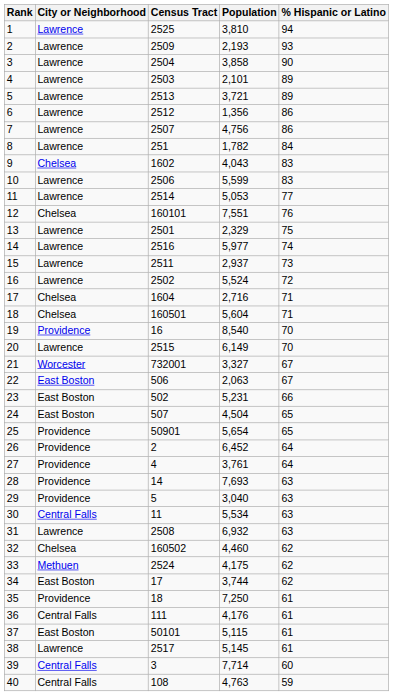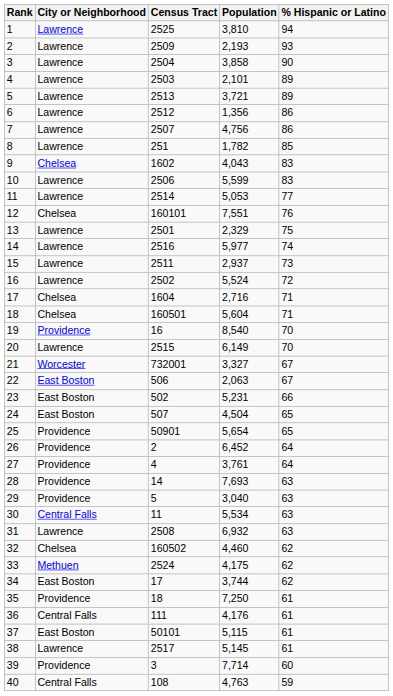(287, 146) 84 -> (287, 146) 85
(67, 666) Central Falls -> (64, 666) Providence
